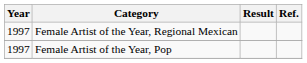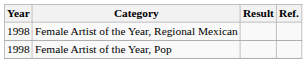(18, 31) 1997 -> (18, 31) 1998
(18, 49) 1997 -> (18, 49) 1998
